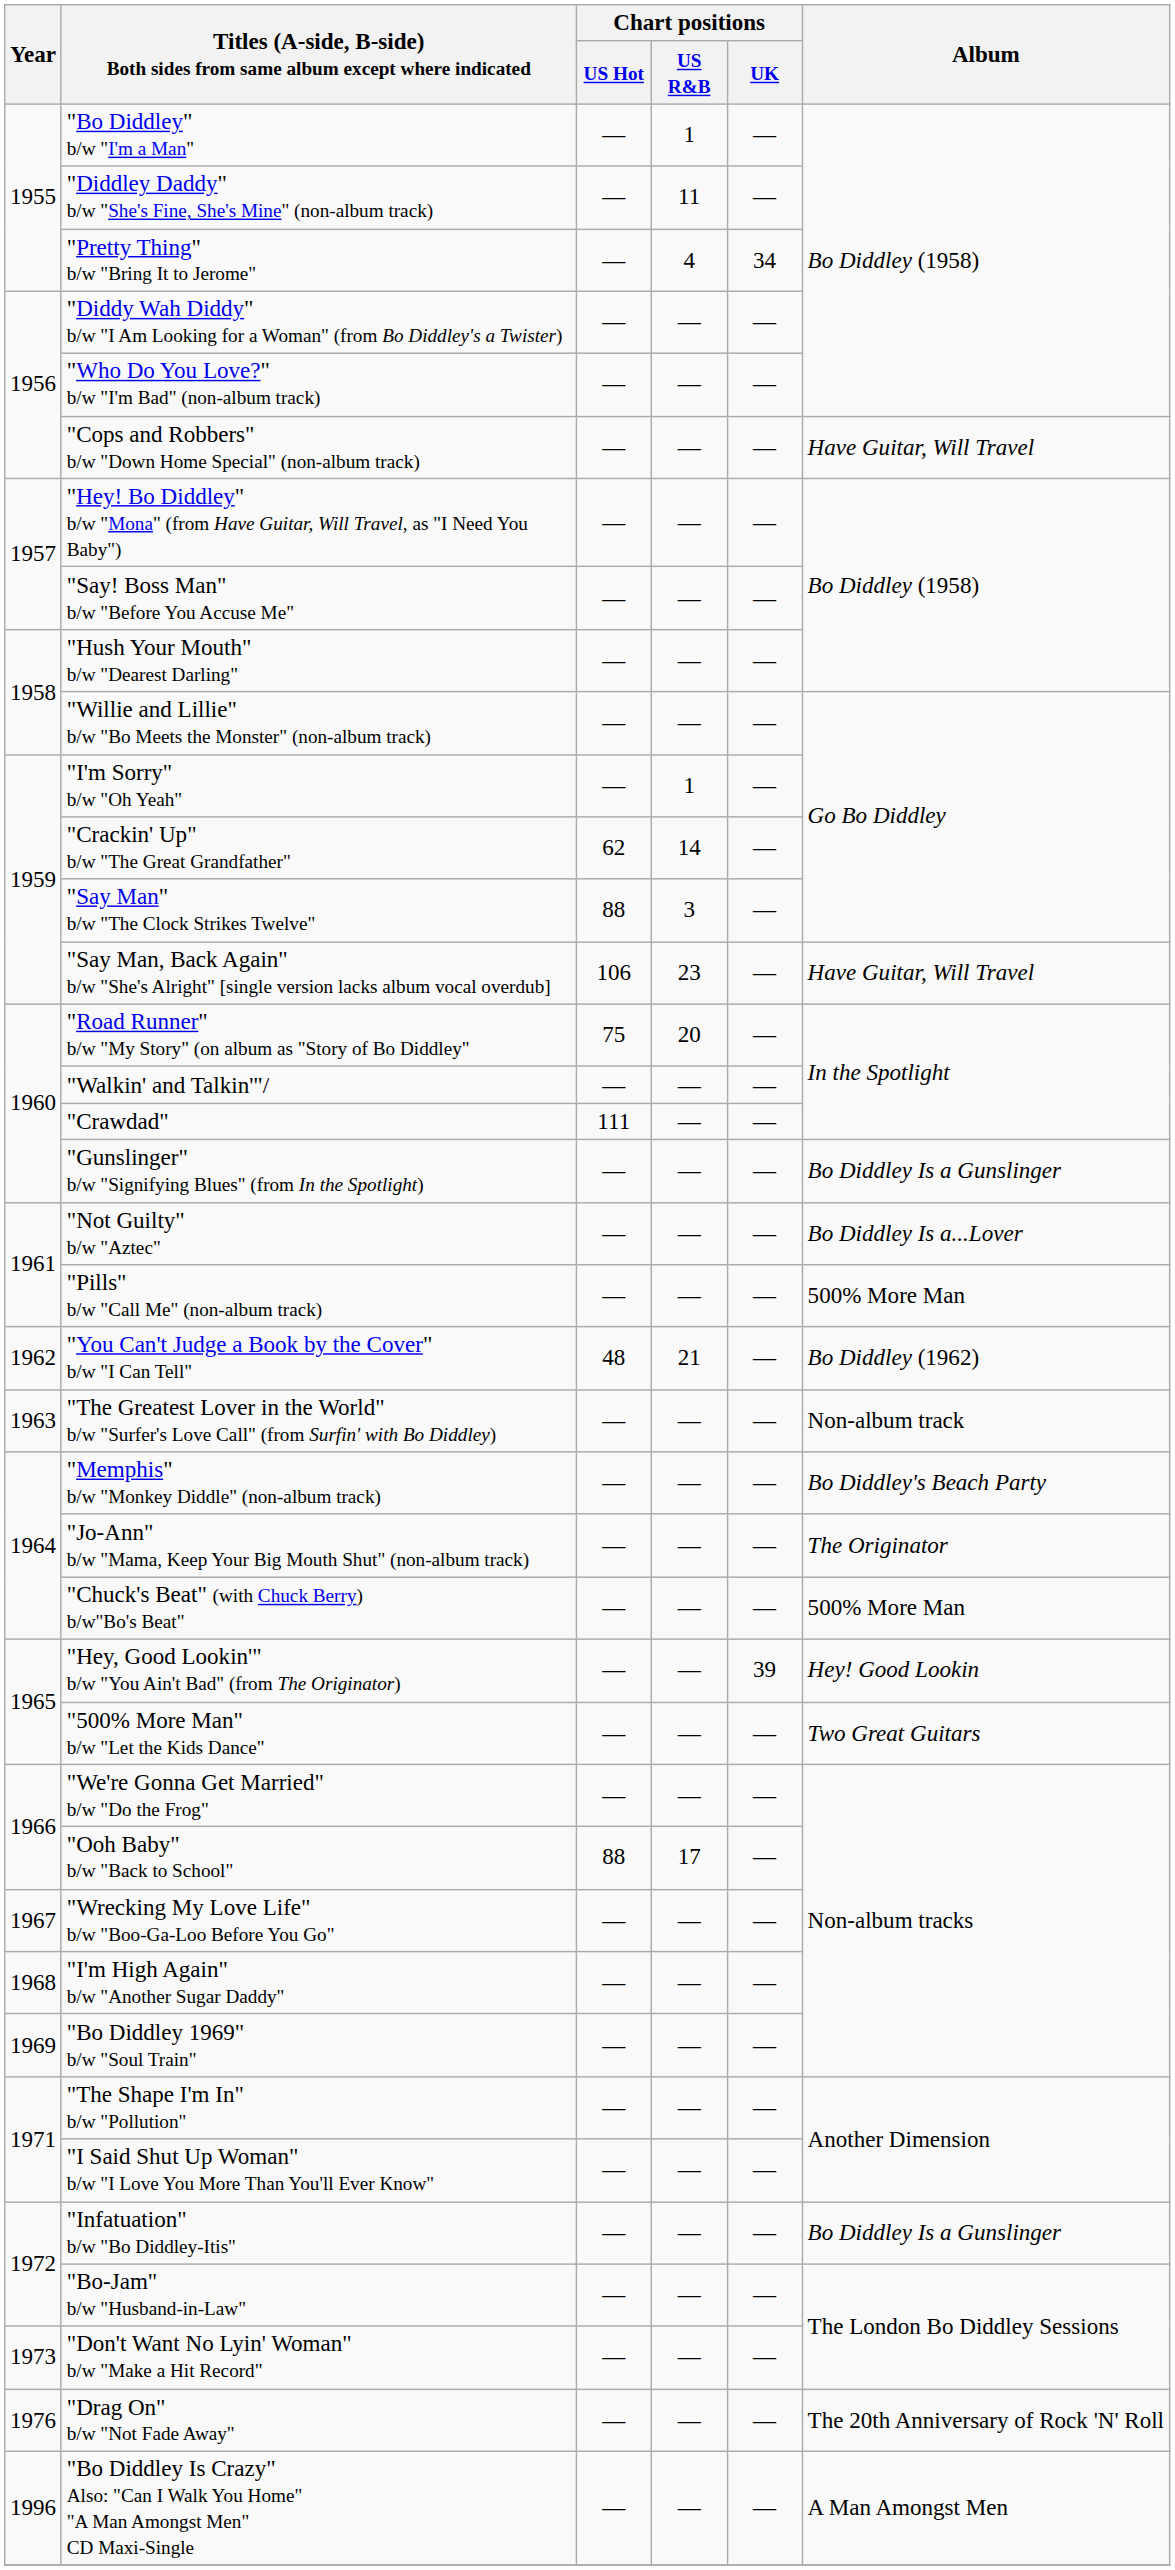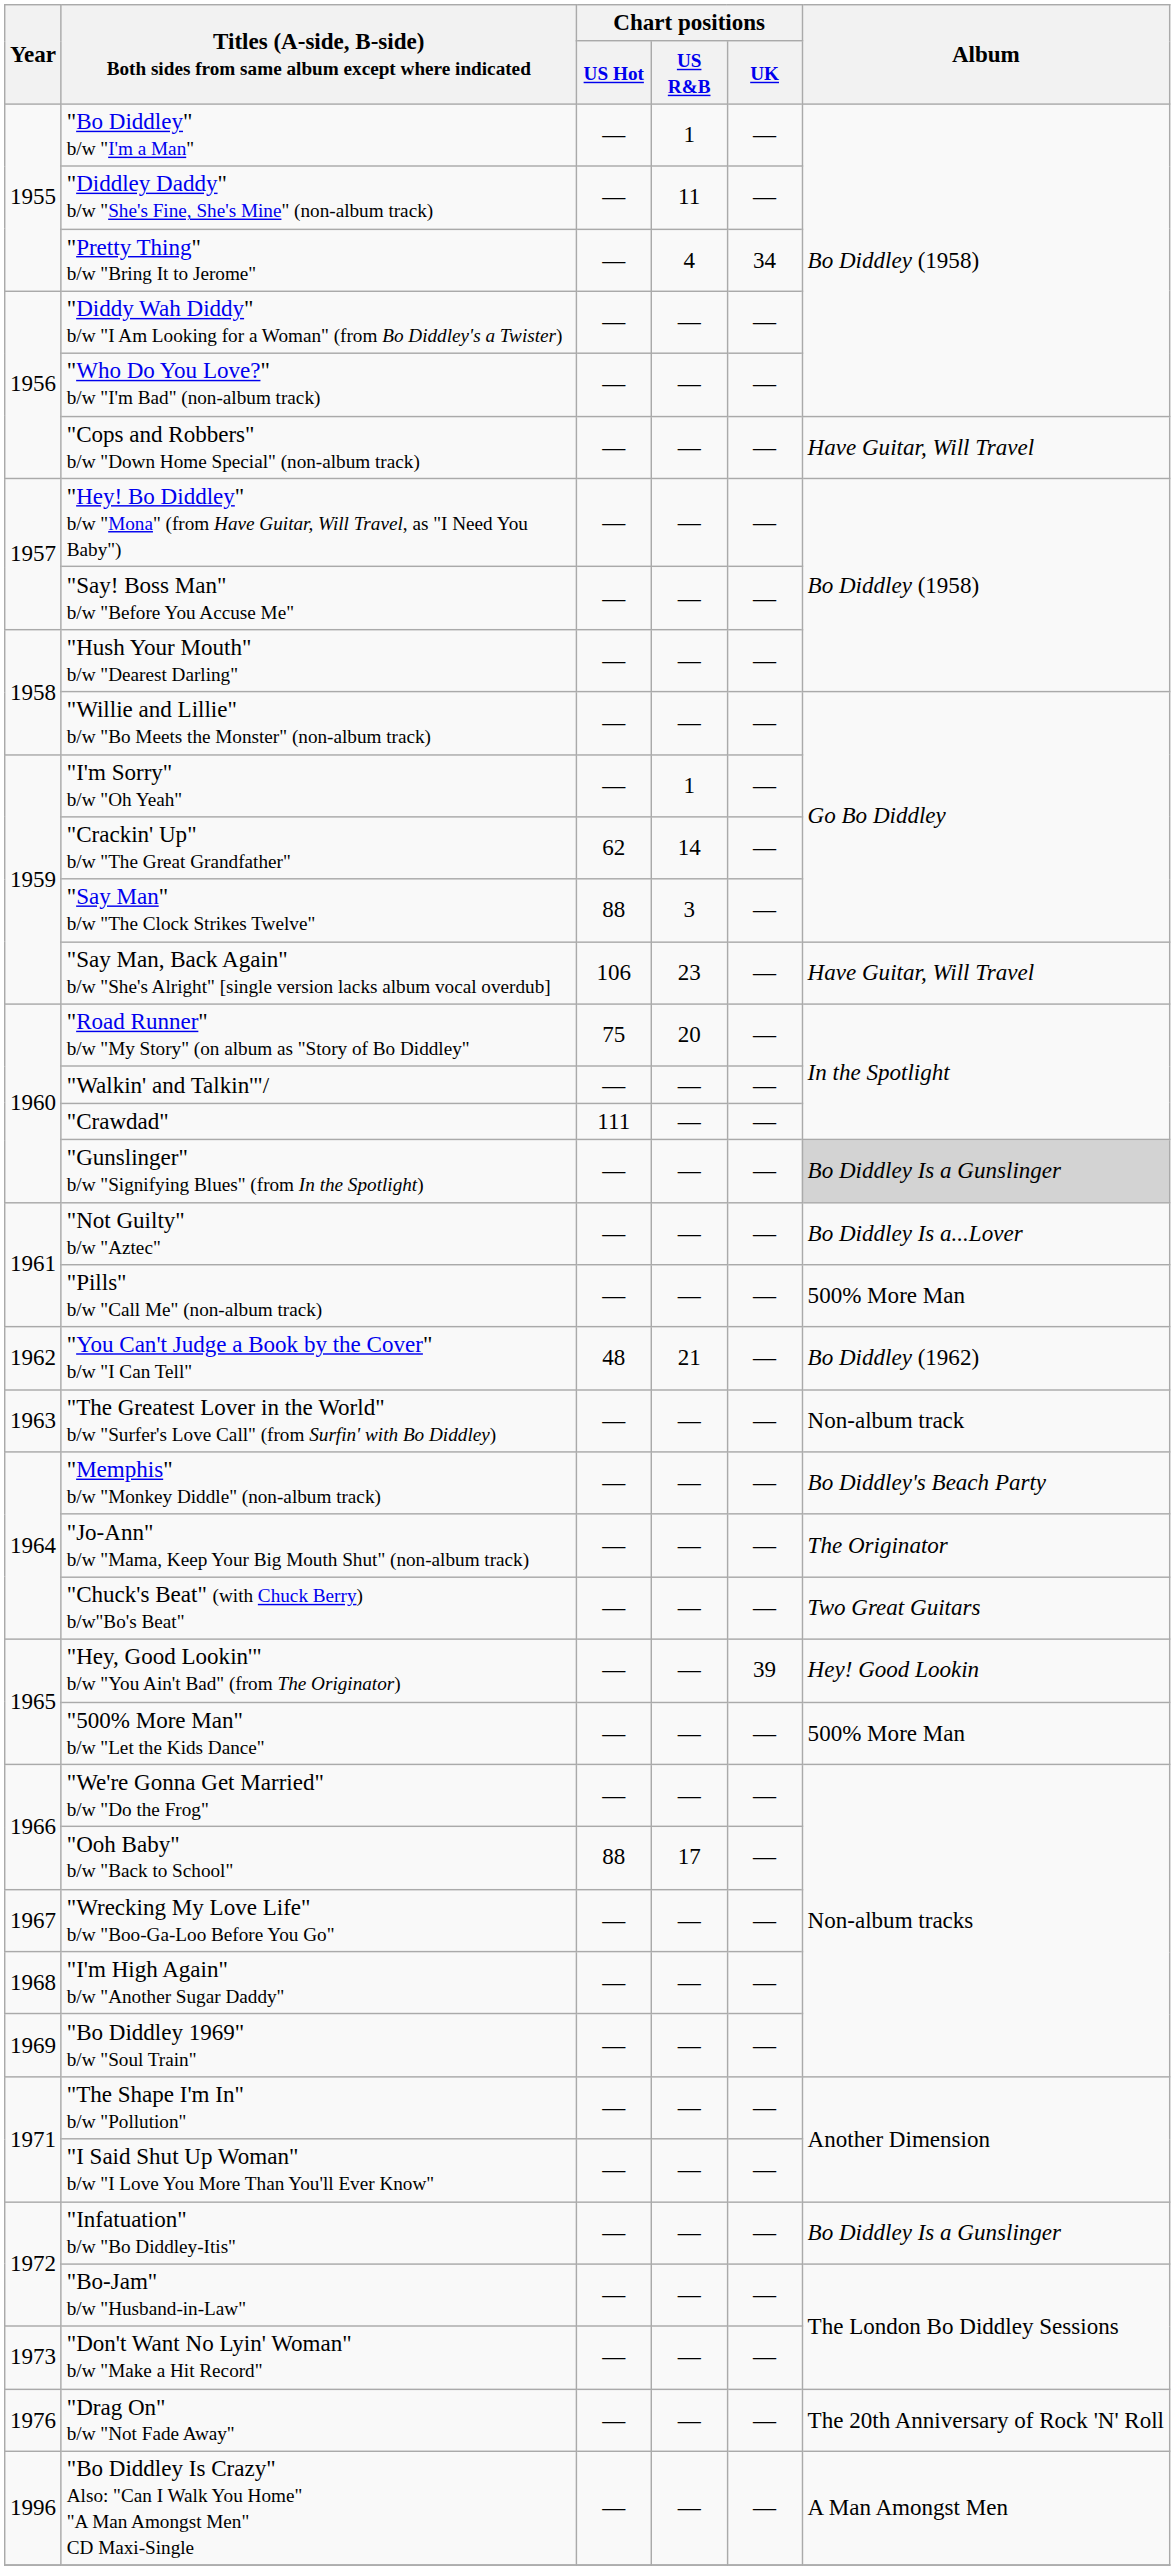(934, 1170) no background -> (934, 1170) lightgrey background
(886, 1607) 500% More Man -> (894, 1607) Two Great Guitars
(894, 1732) Two Great Guitars -> (886, 1732) 500% More Man
